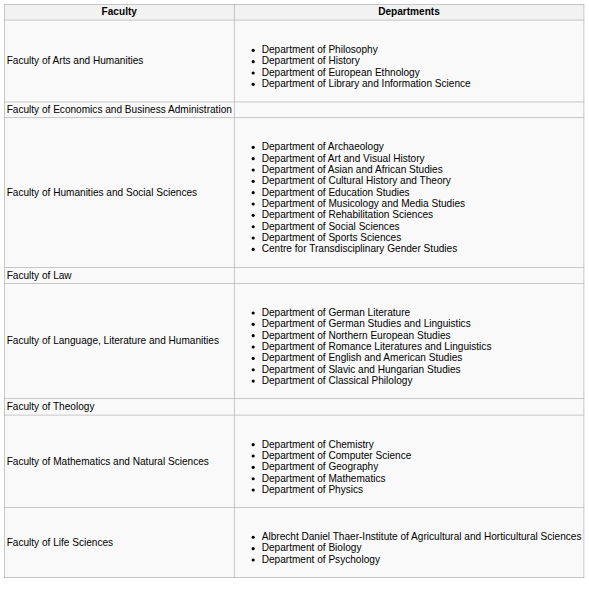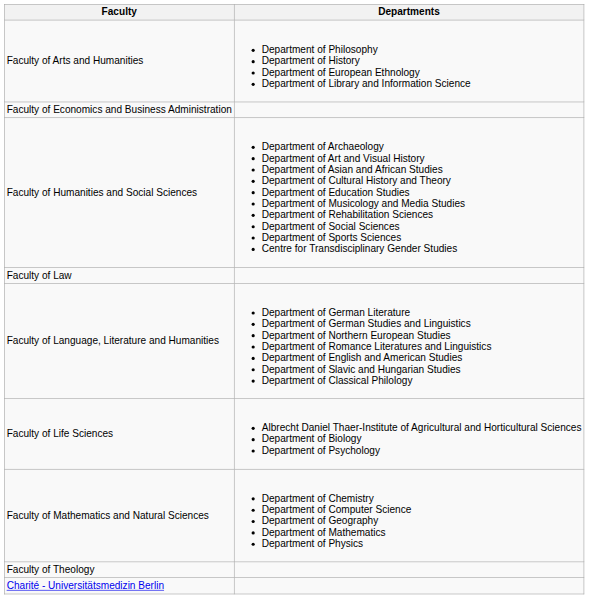rows swapped: (60, 542) <-> (51, 407)
+ row: (85, 586)
